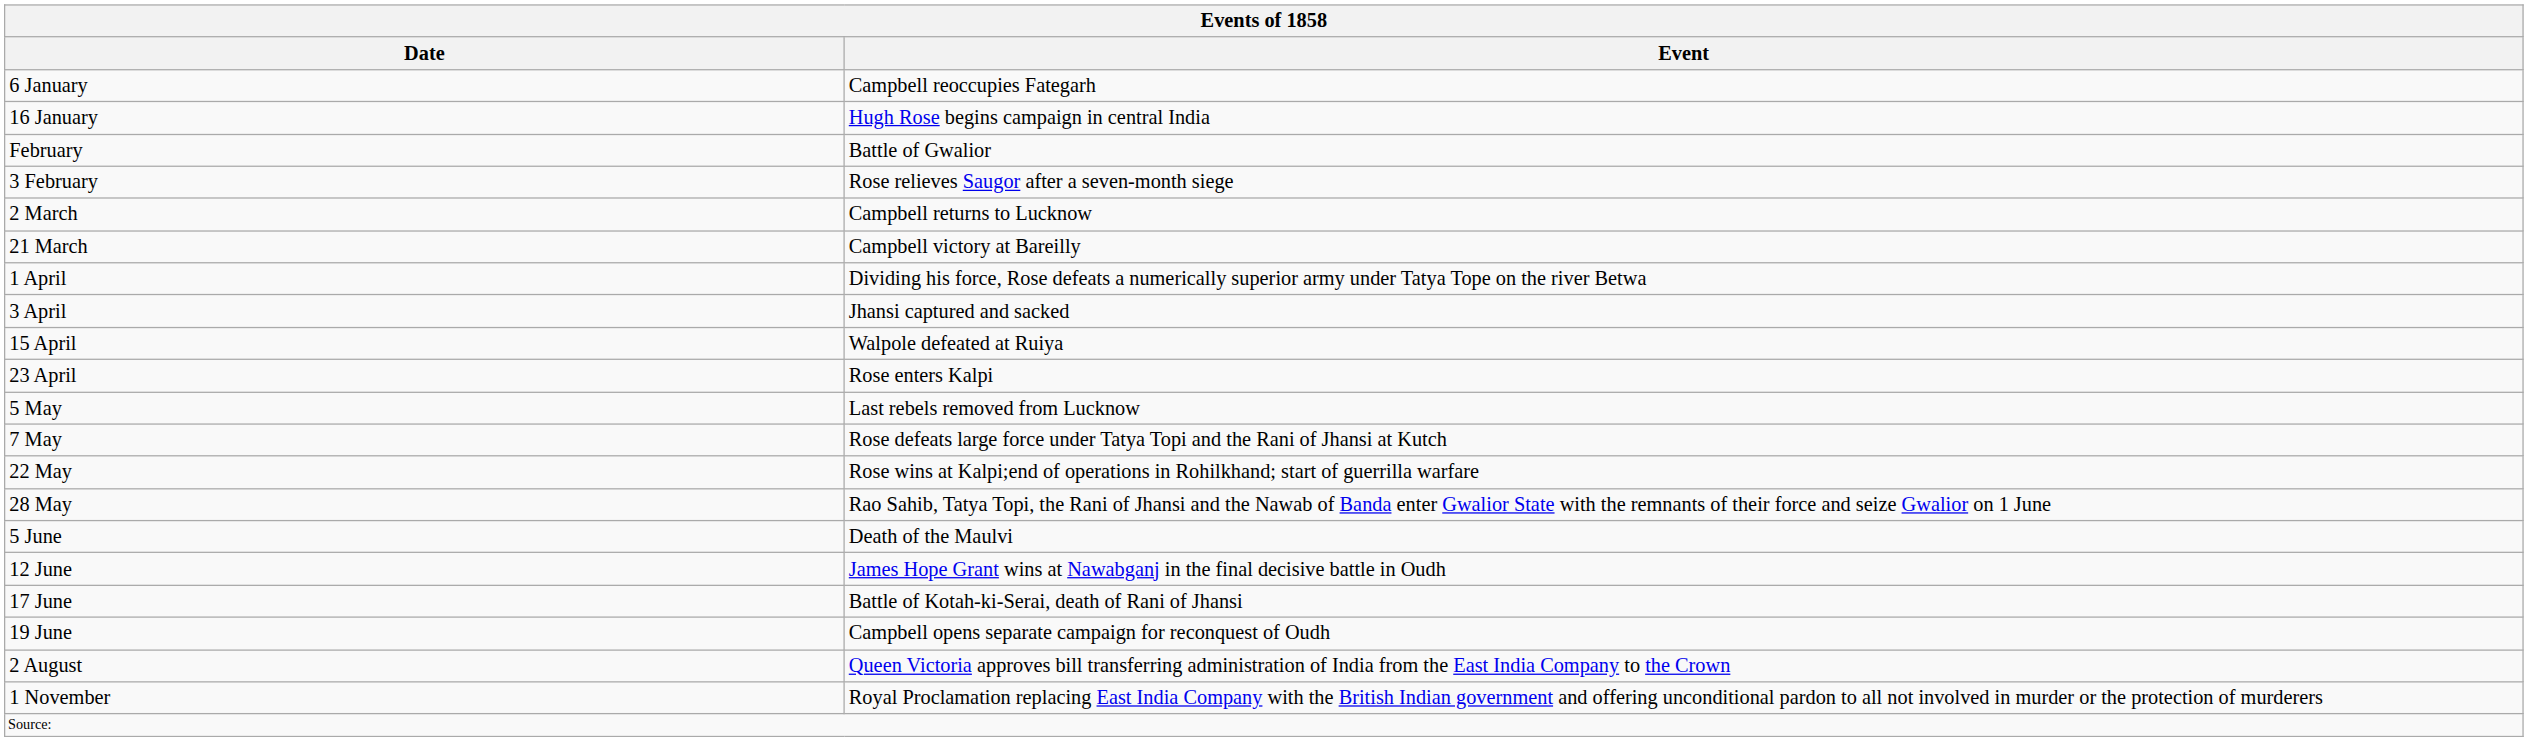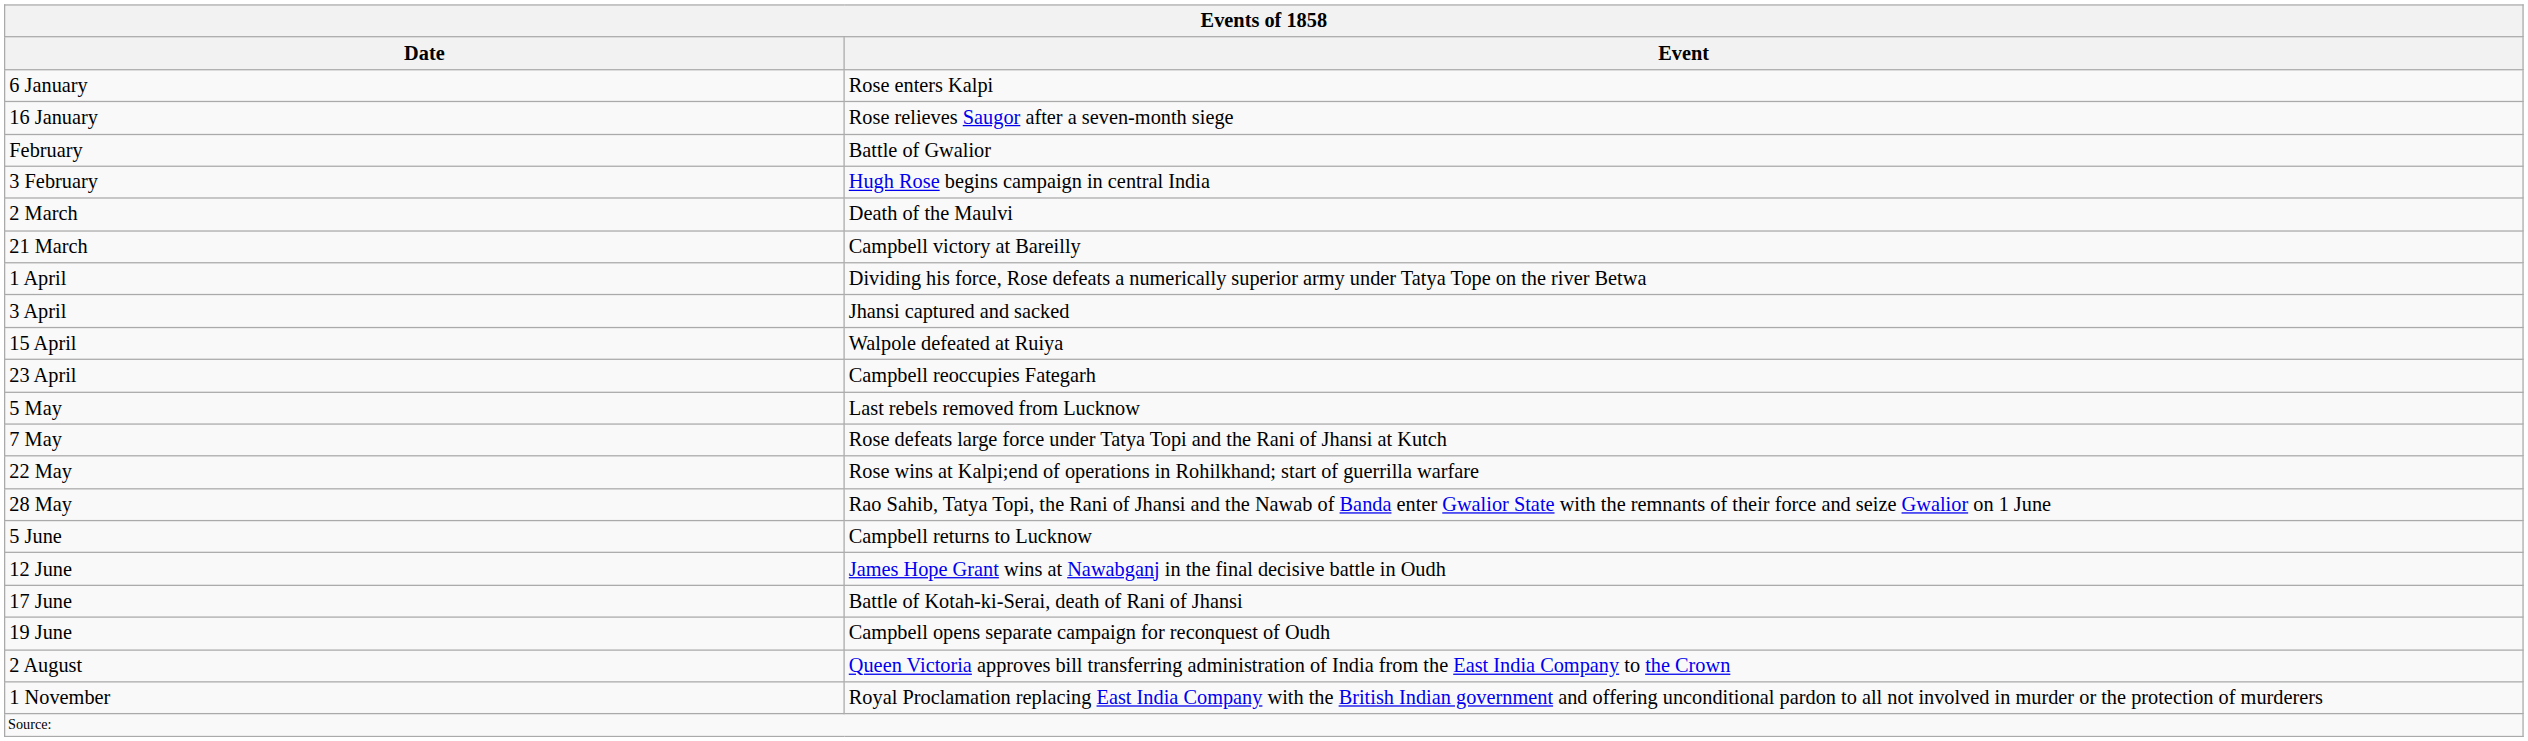(972, 85) Campbell reoccupies Fategarh -> (921, 85) Rose enters Kalpi
(1029, 117) Hugh Rose begins campaign in central India -> (1041, 117) Rose relieves Saugor after a seven-month siege
(1041, 182) Rose relieves Saugor after a seven-month siege -> (1029, 182) Hugh Rose begins campaign in central India
(970, 214) Campbell returns to Lucknow -> (931, 214) Death of the Maulvi
(921, 375) Rose enters Kalpi -> (972, 375) Campbell reoccupies Fategarh
(931, 536) Death of the Maulvi -> (970, 536) Campbell returns to Lucknow
